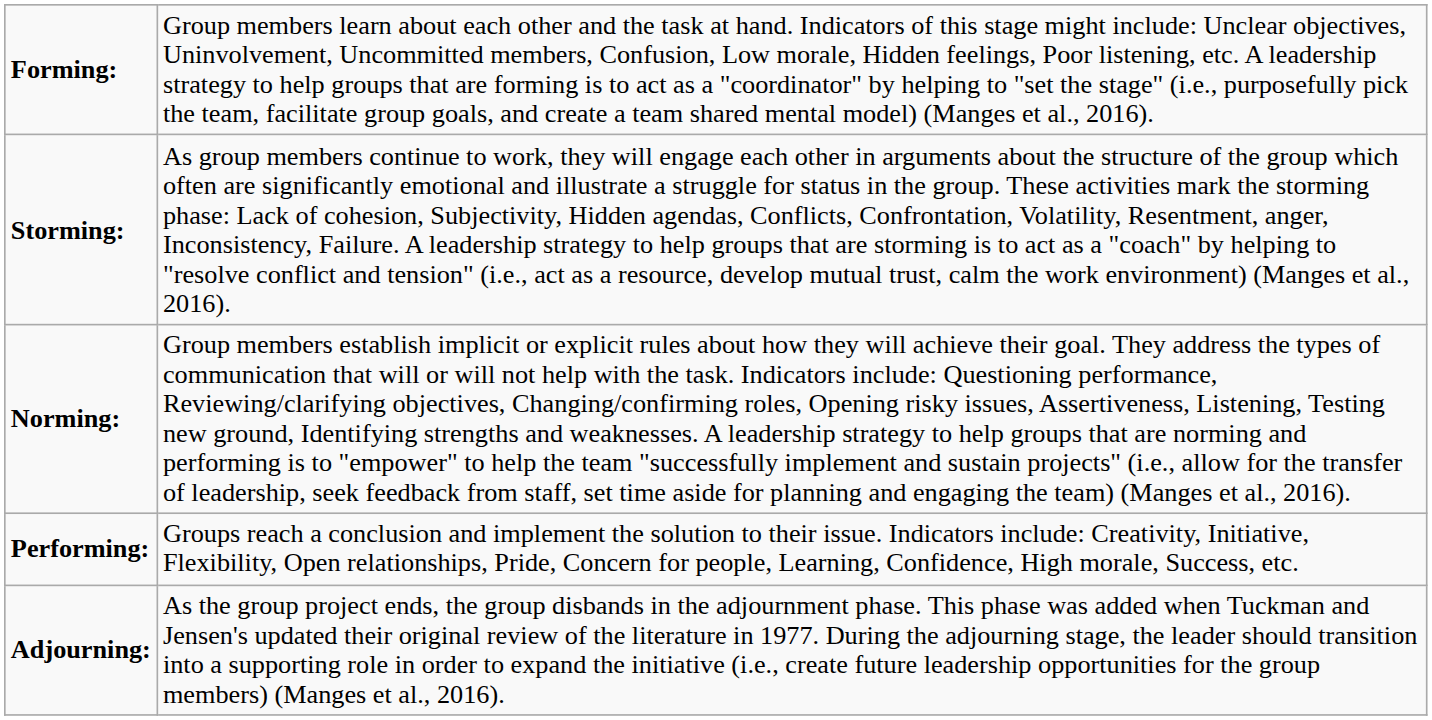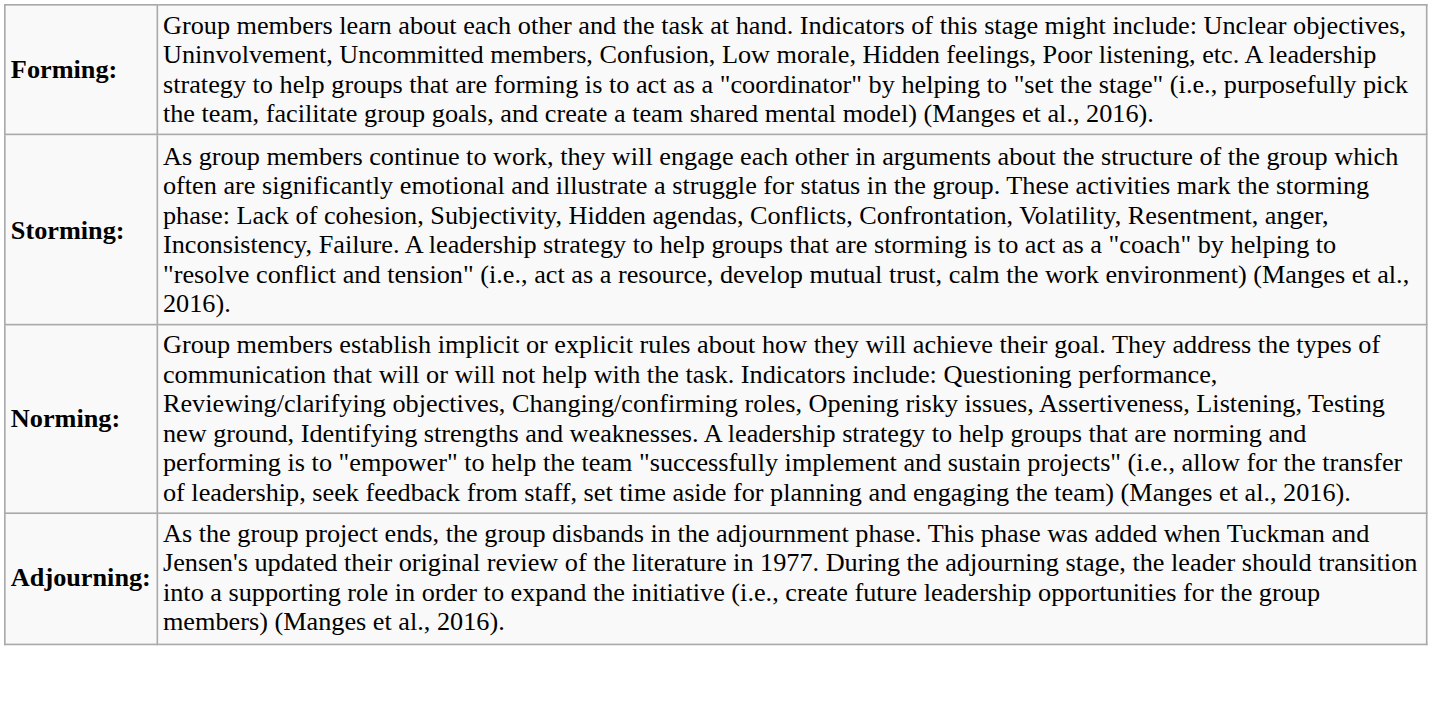- row: (80, 548)
